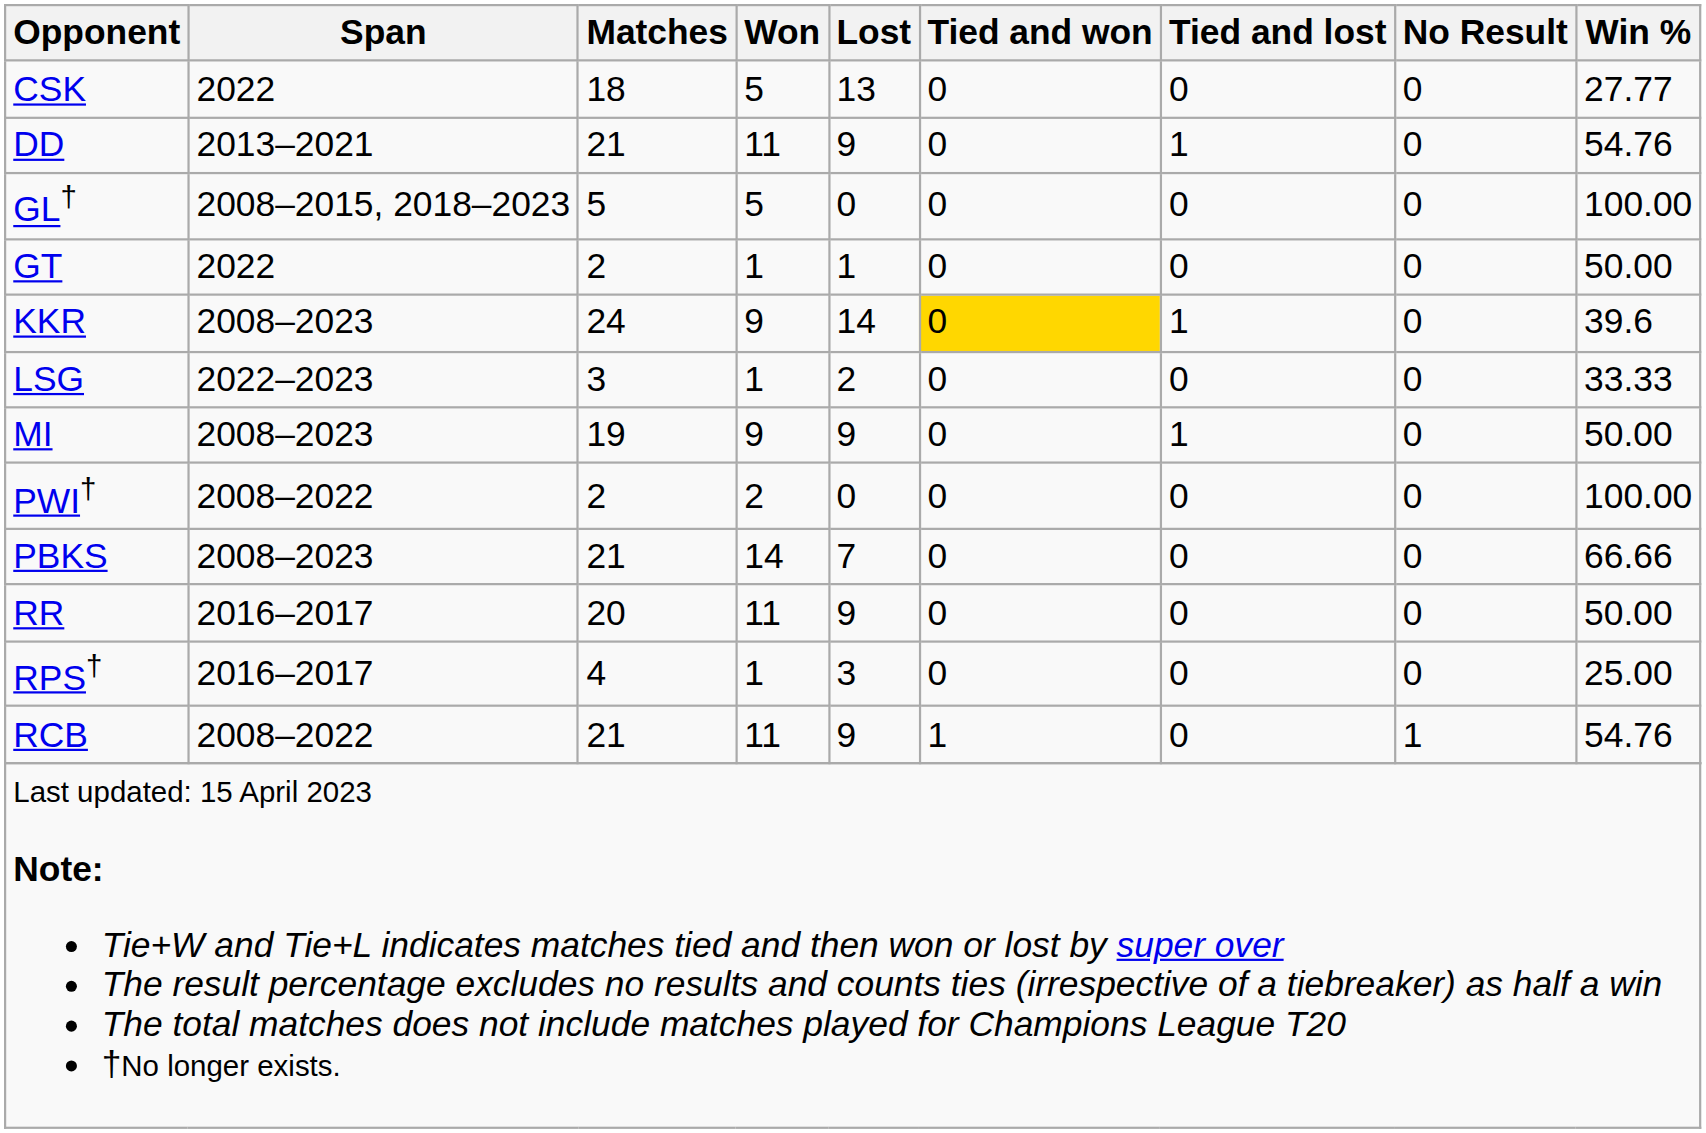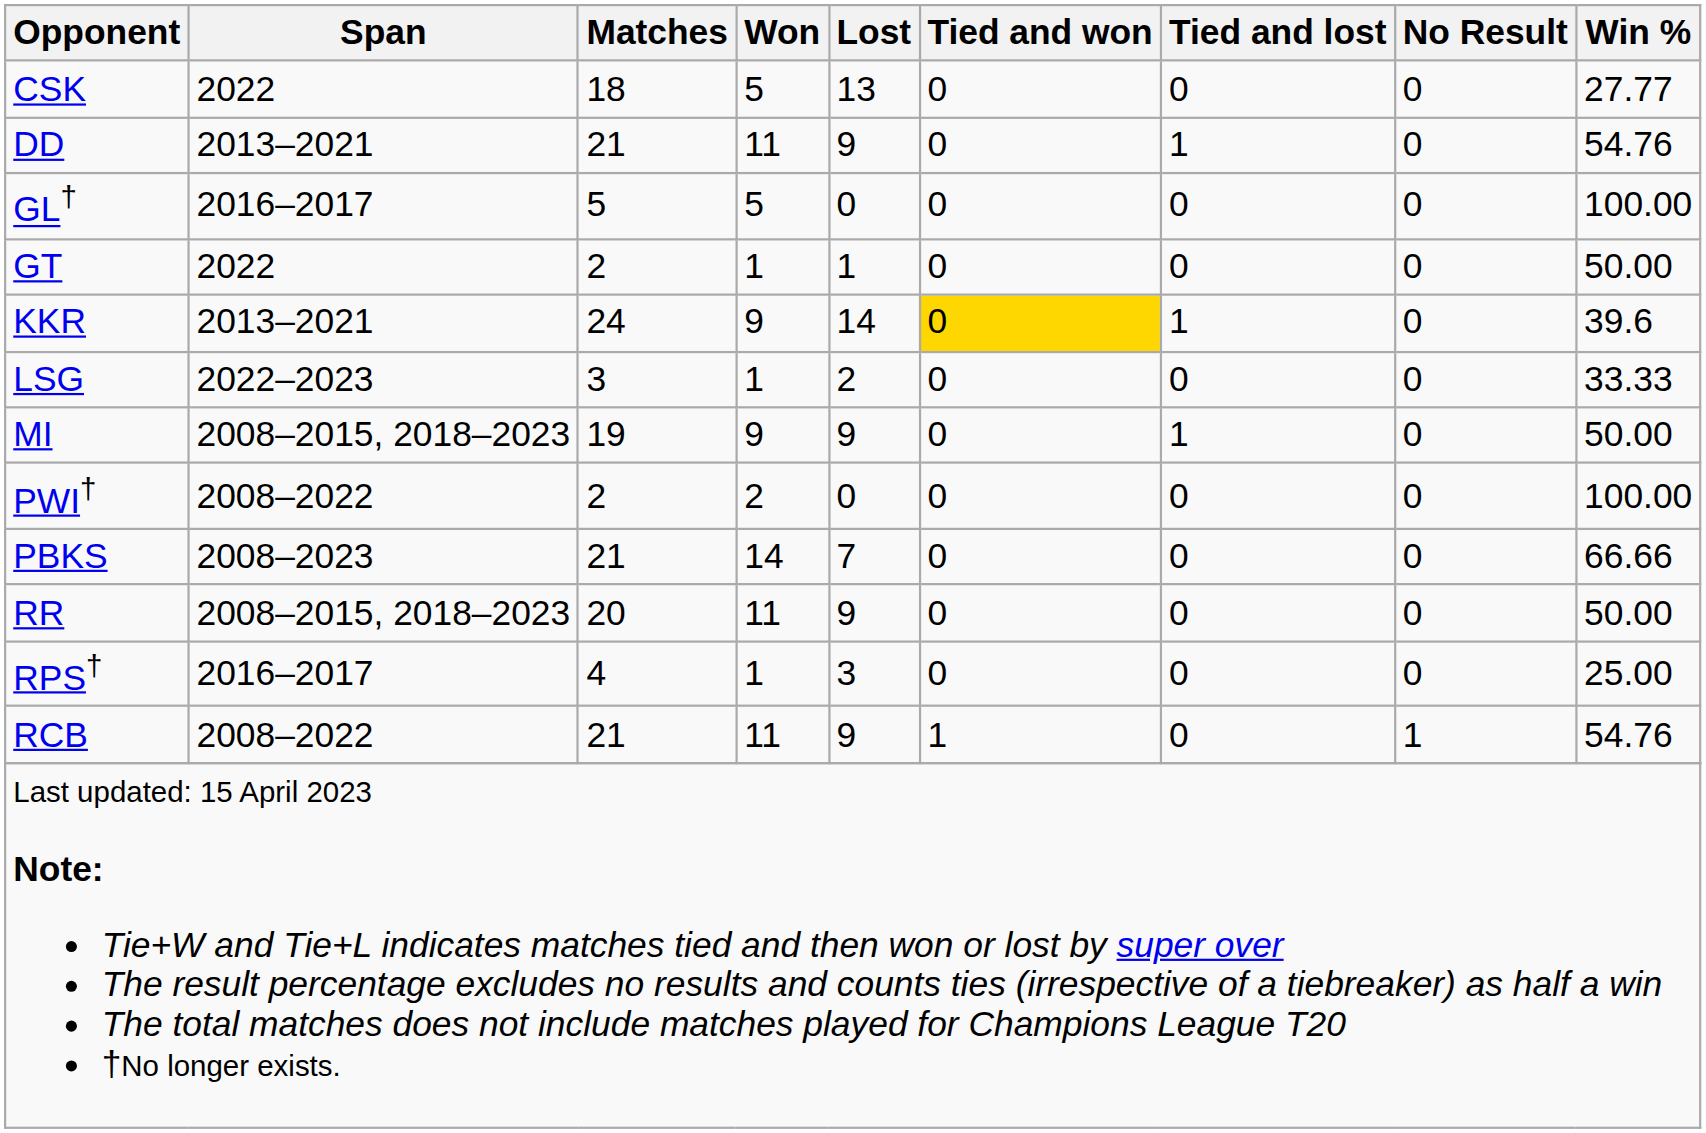(383, 205) 2008–2015, 2018–2023 -> (285, 205) 2016–2017
(285, 322) 2008–2023 -> (285, 322) 2013–2021
(285, 434) 2008–2023 -> (383, 434) 2008–2015, 2018–2023
(285, 612) 2016–2017 -> (383, 612) 2008–2015, 2018–2023
